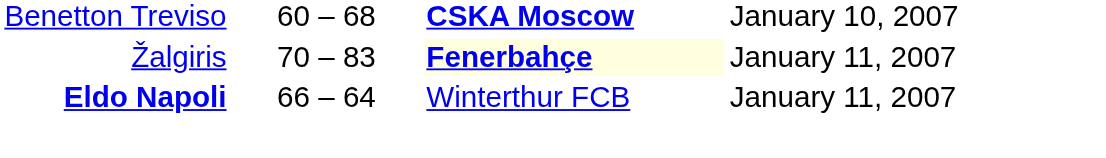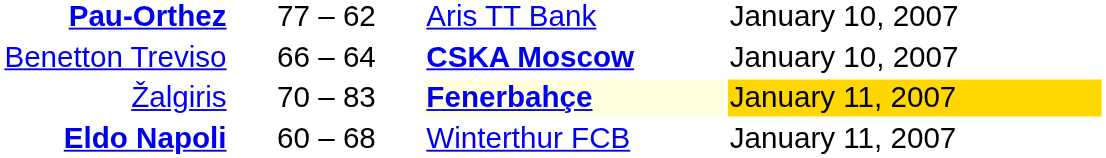+ row: (148, 16)
(326, 16) 60 – 68 -> (326, 56) 66 – 64
(843, 56) no background -> (843, 97) gold background
(326, 97) 66 – 64 -> (326, 138) 60 – 68
